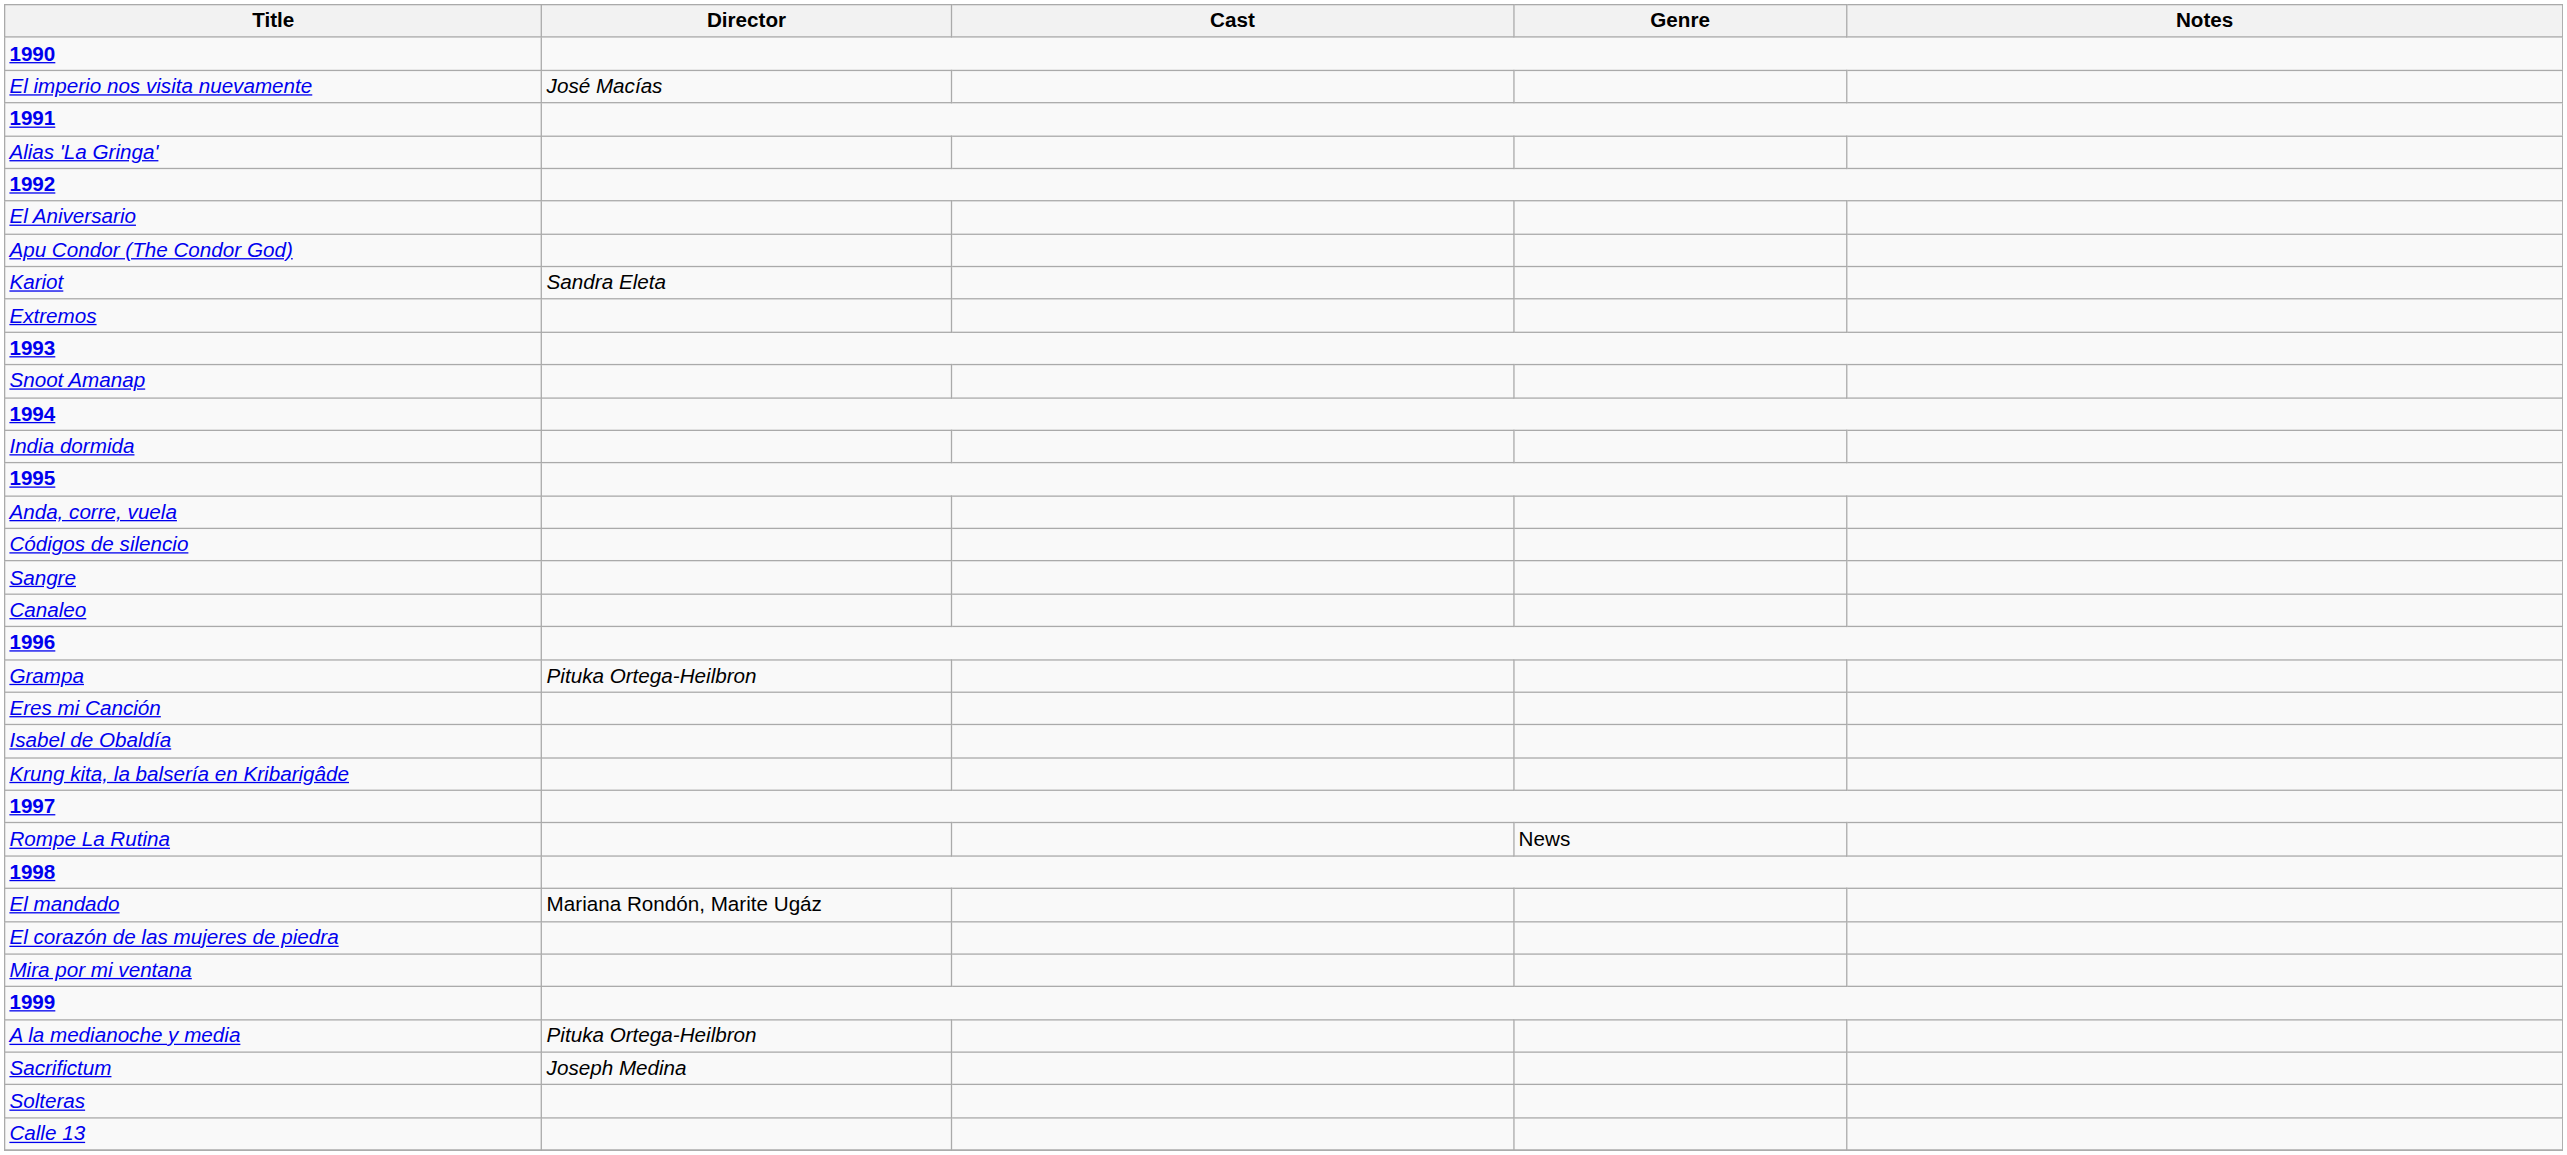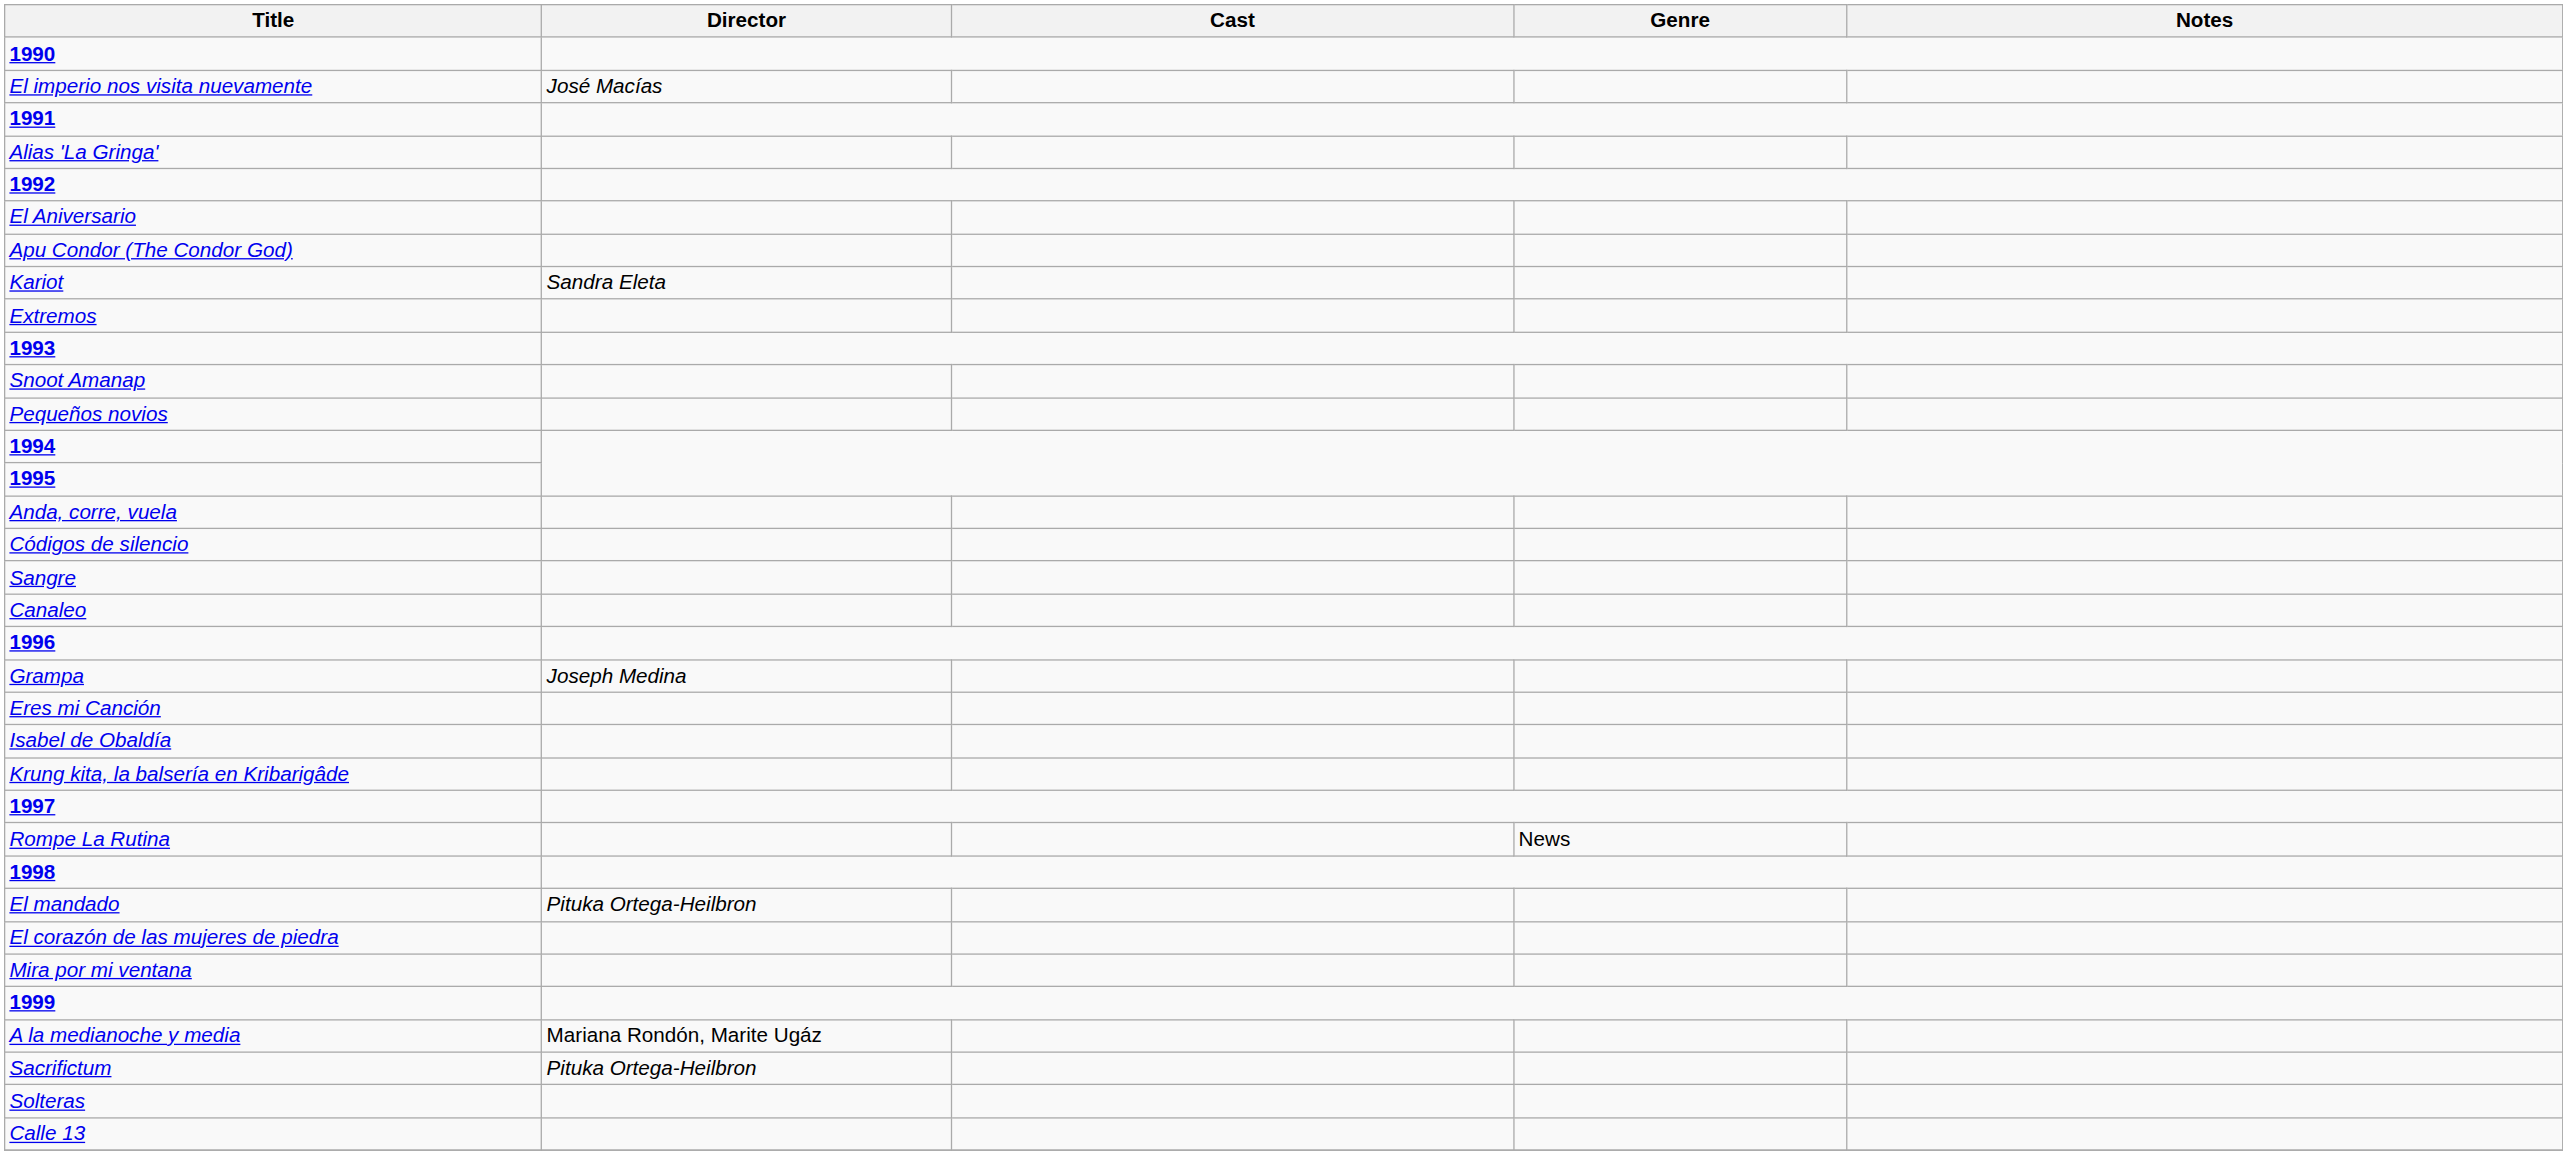+ row: (89, 413)
- row: (72, 446)
(652, 675) Pituka Ortega-Heilbron -> (617, 675) Joseph Medina
(684, 904) Mariana Rondón, Marite Ugáz -> (652, 904) Pituka Ortega-Heilbron
(652, 1035) Pituka Ortega-Heilbron -> (684, 1035) Mariana Rondón, Marite Ugáz
(617, 1068) Joseph Medina -> (652, 1068) Pituka Ortega-Heilbron
